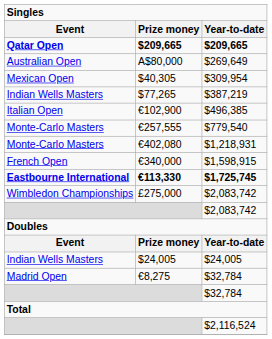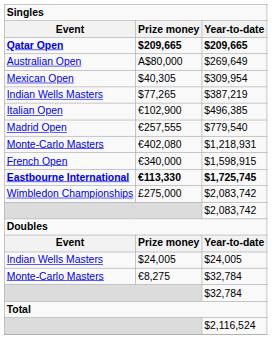(55, 128) Monte-Carlo Masters -> (37, 128) Madrid Open
(37, 276) Madrid Open -> (55, 276) Monte-Carlo Masters
